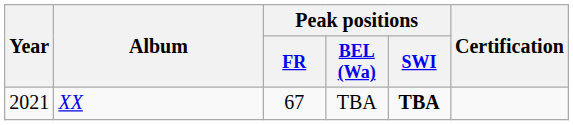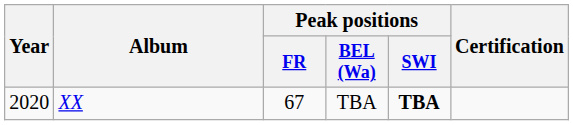(29, 103) 2021 -> (29, 103) 2020
